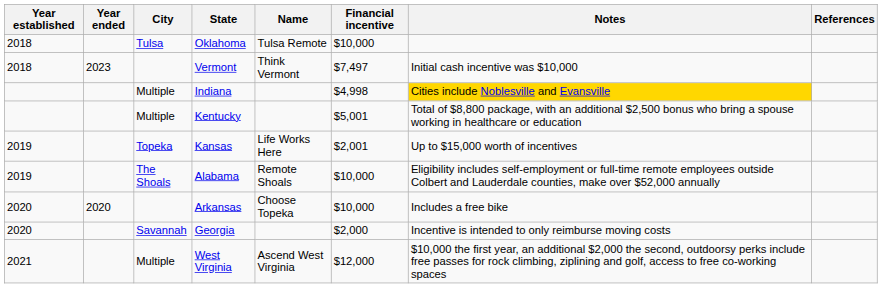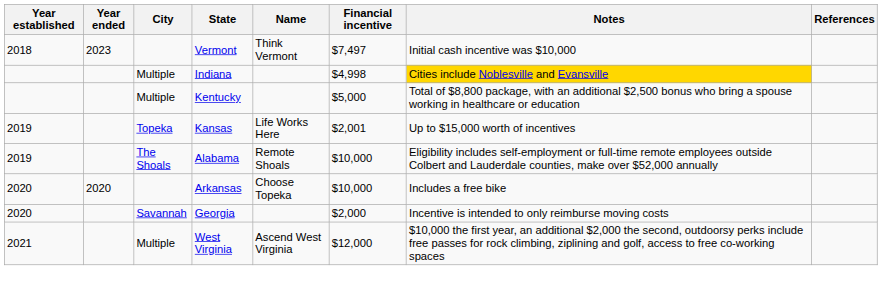- row: (220, 43)
(351, 115) $5,001 -> (349, 98) $5,000
